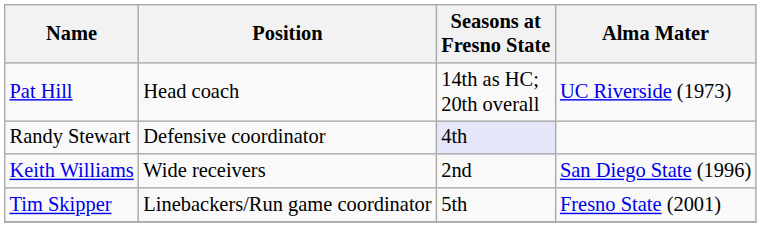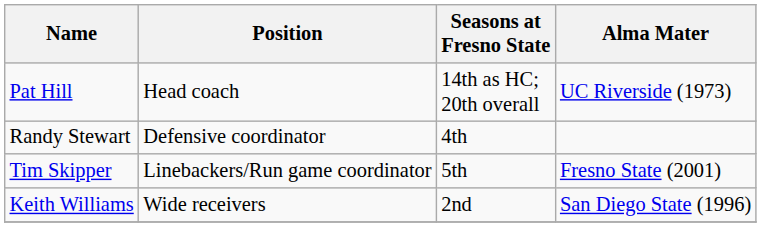(454, 137) lavender background -> (454, 137) no background
rows swapped: (61, 204) <-> (72, 171)
